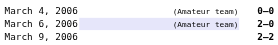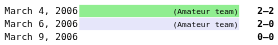(206, 12) no background -> (206, 12) lightgreen background
(266, 11) 0–0 -> (266, 11) 2–2
(266, 37) 2–2 -> (266, 37) 0–0
